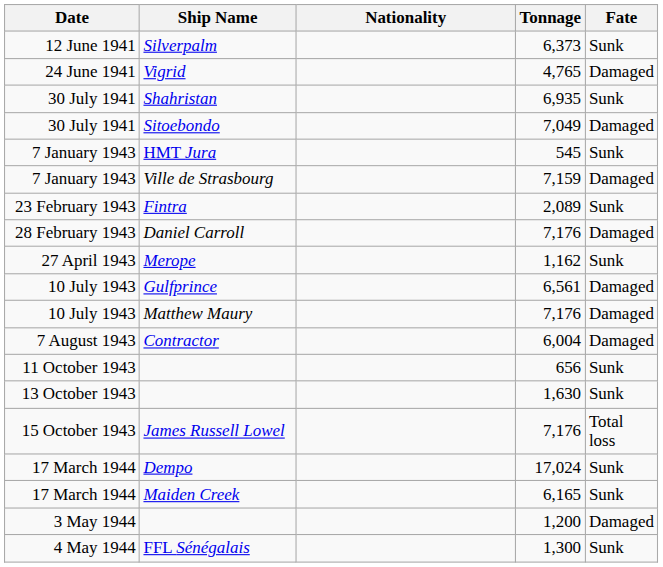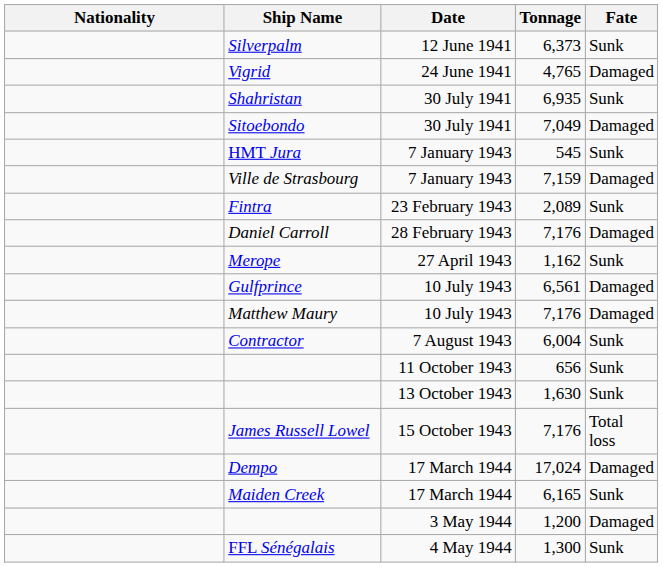columns swapped: (72, 17) <-> (406, 17)
(621, 340) Damaged -> (606, 340) Sunk
(606, 467) Sunk -> (621, 467) Damaged
